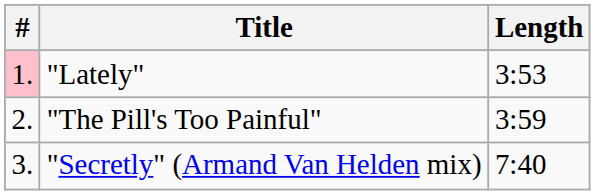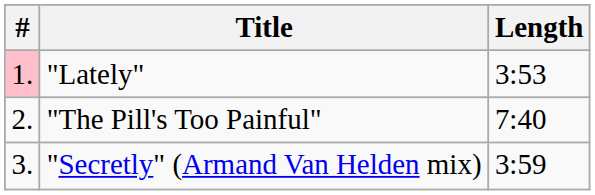(521, 119) 3:59 -> (521, 119) 7:40
(521, 165) 7:40 -> (521, 165) 3:59
